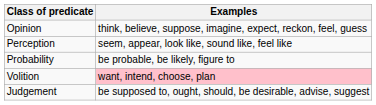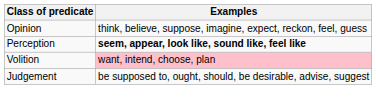(195, 44) normal -> (202, 44) bold
- row: (30, 60)
